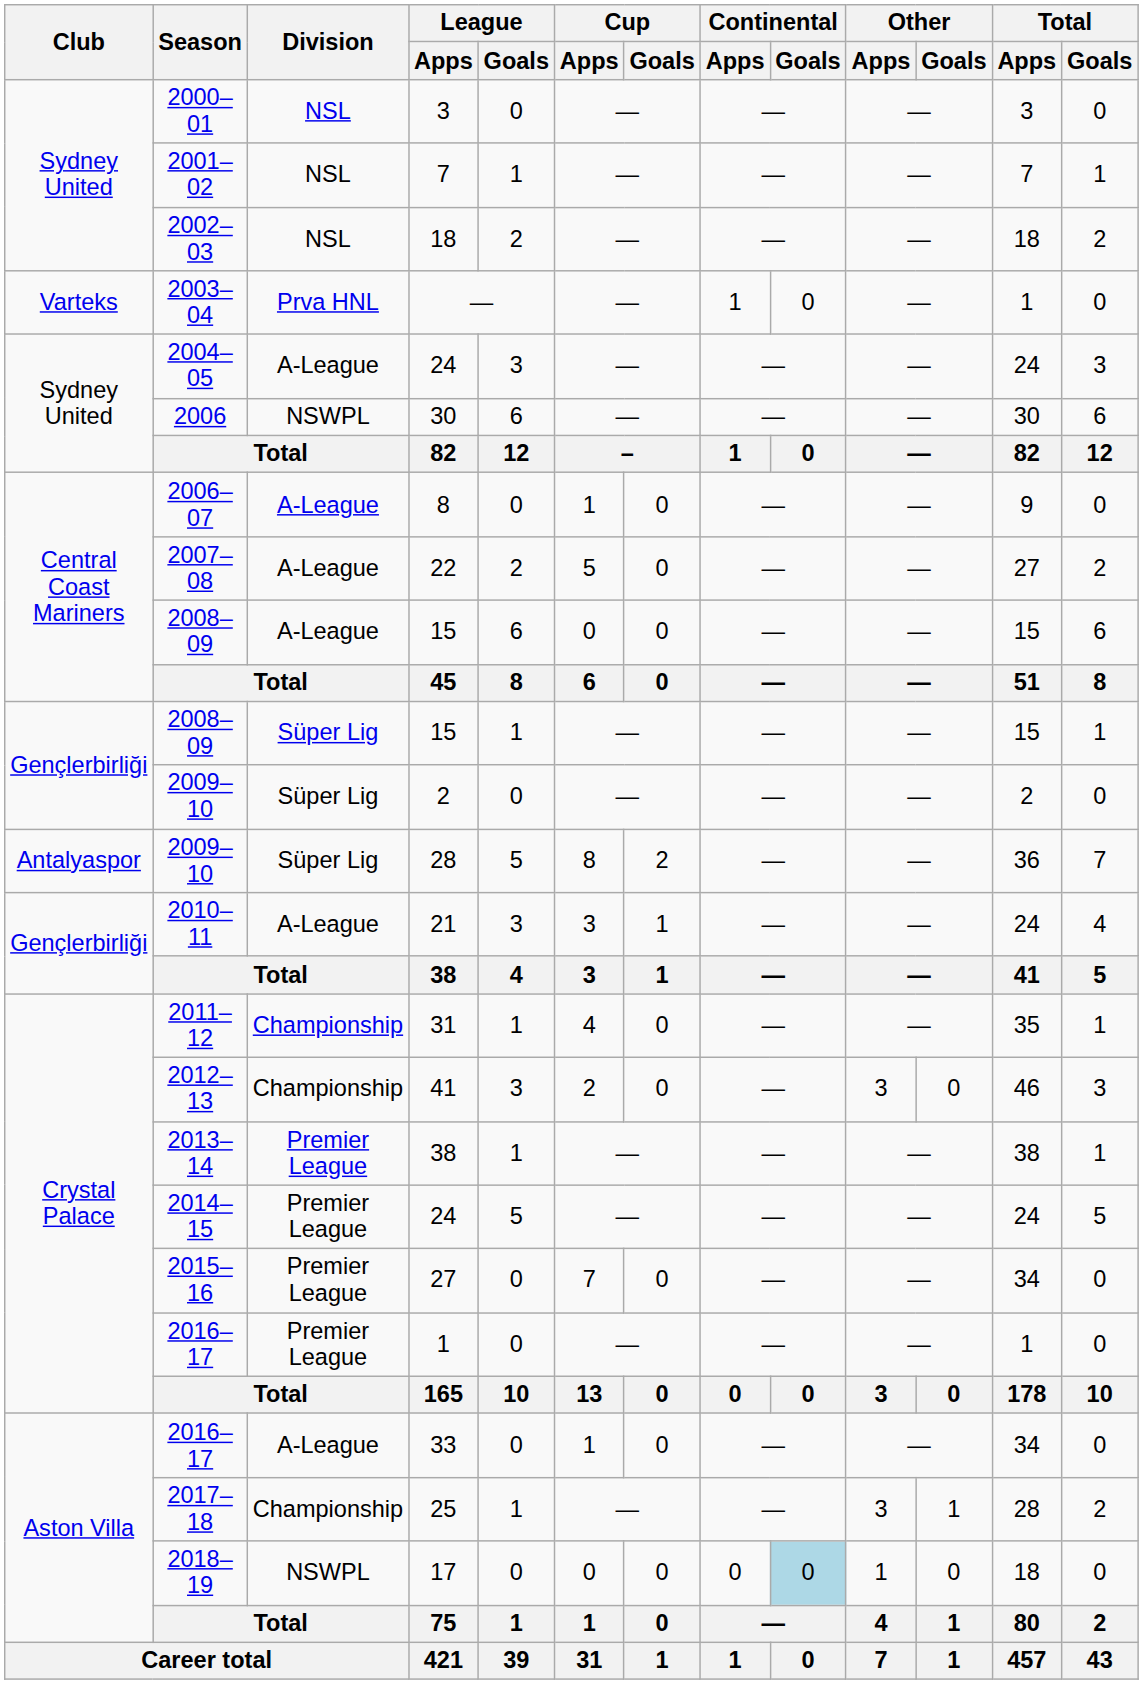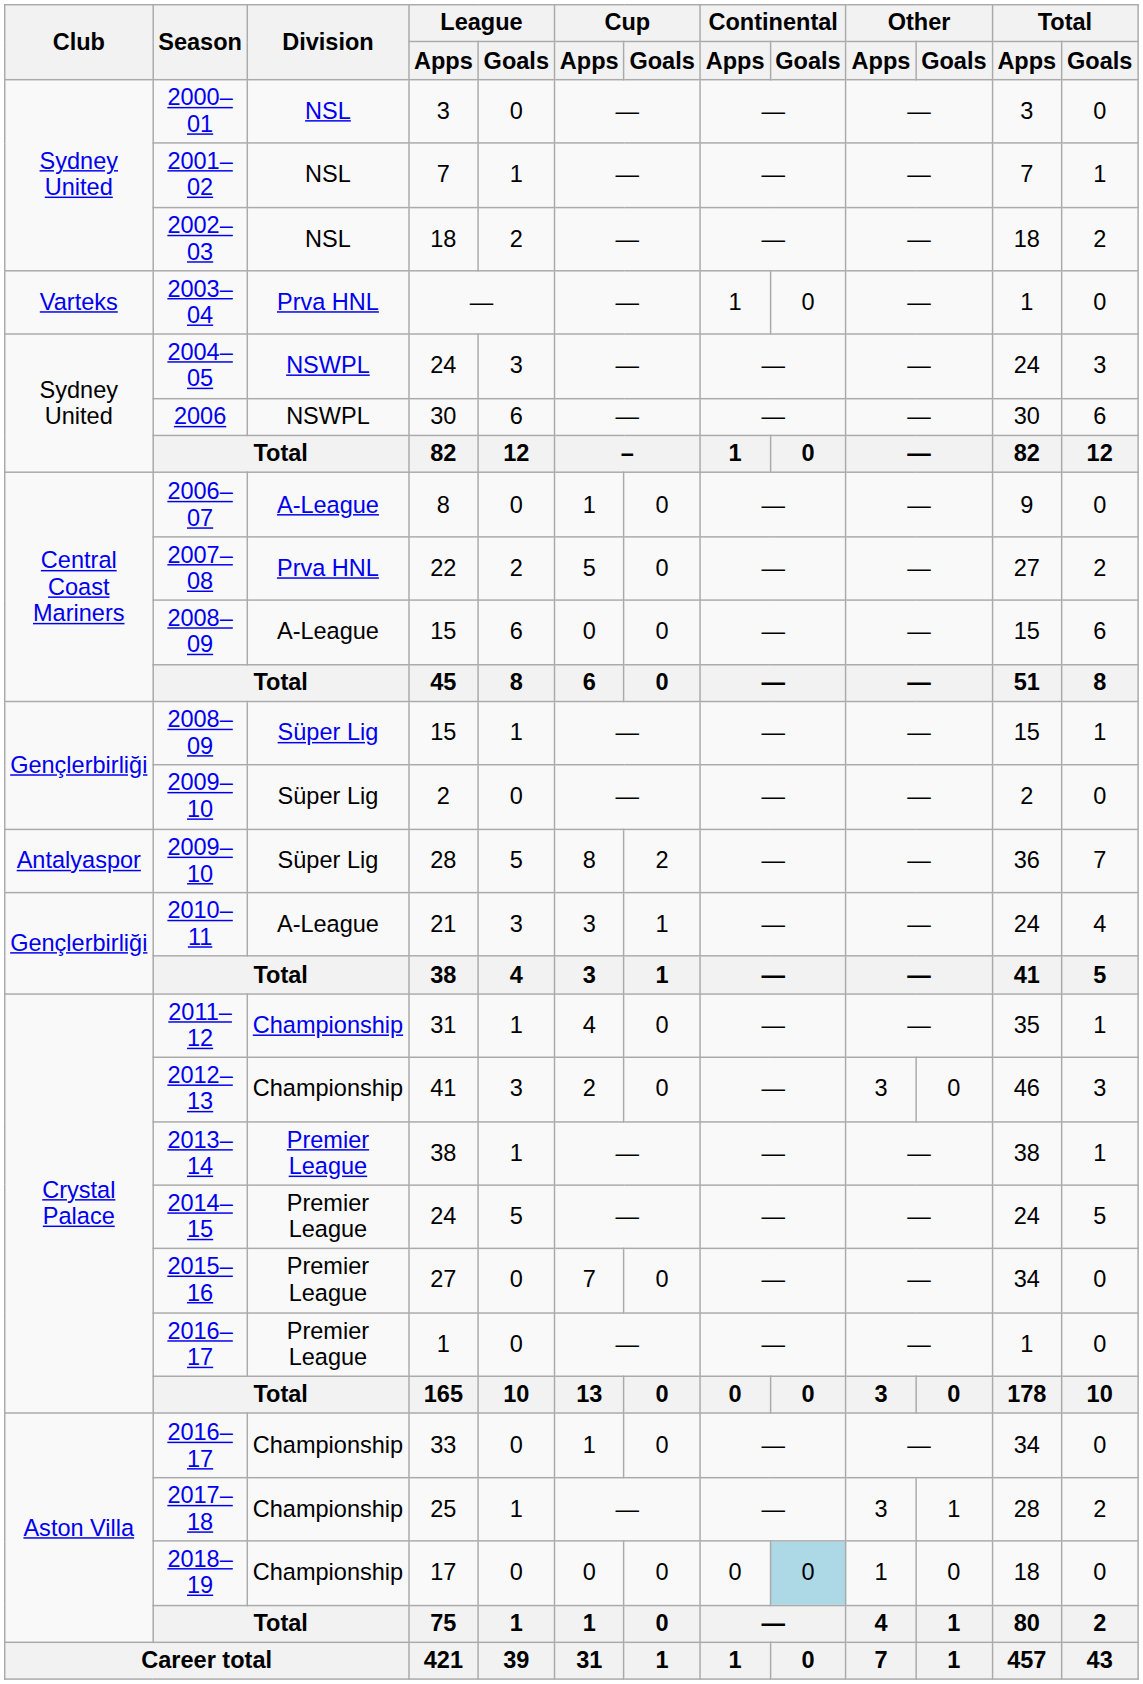(328, 366) A-League -> (328, 366) NSWPL
(328, 568) A-League -> (328, 568) Prva HNL
(328, 1445) A-League -> (328, 1445) Championship
(328, 1572) NSWPL -> (328, 1572) Championship
